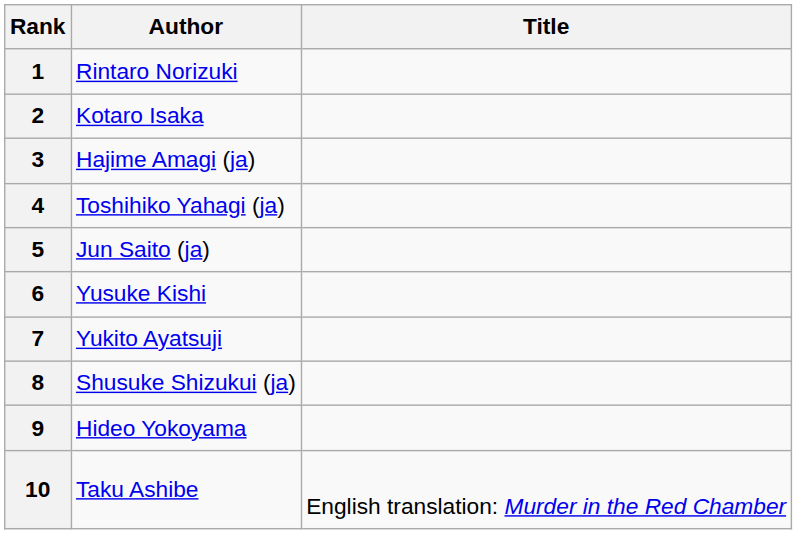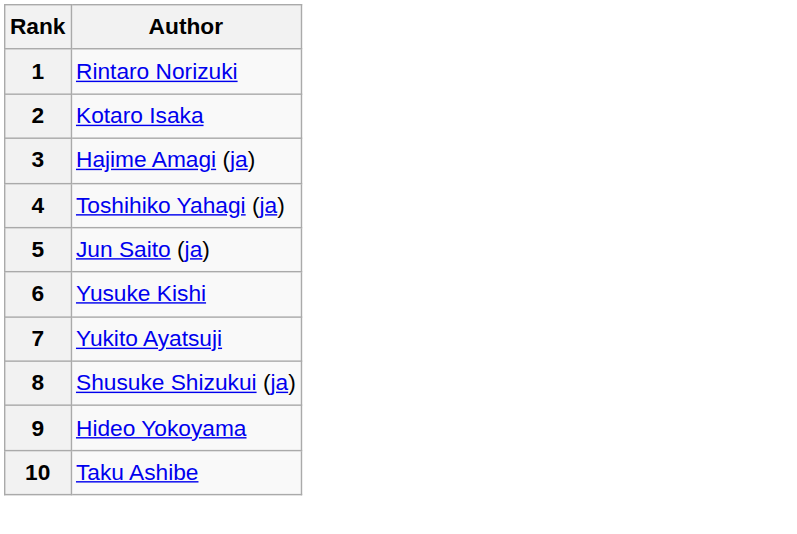- column: (546, 26)
